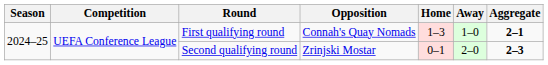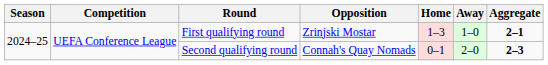(359, 32) Connah's Quay Nomads -> (339, 32) Zrinjski Mostar
(339, 50) Zrinjski Mostar -> (359, 50) Connah's Quay Nomads
